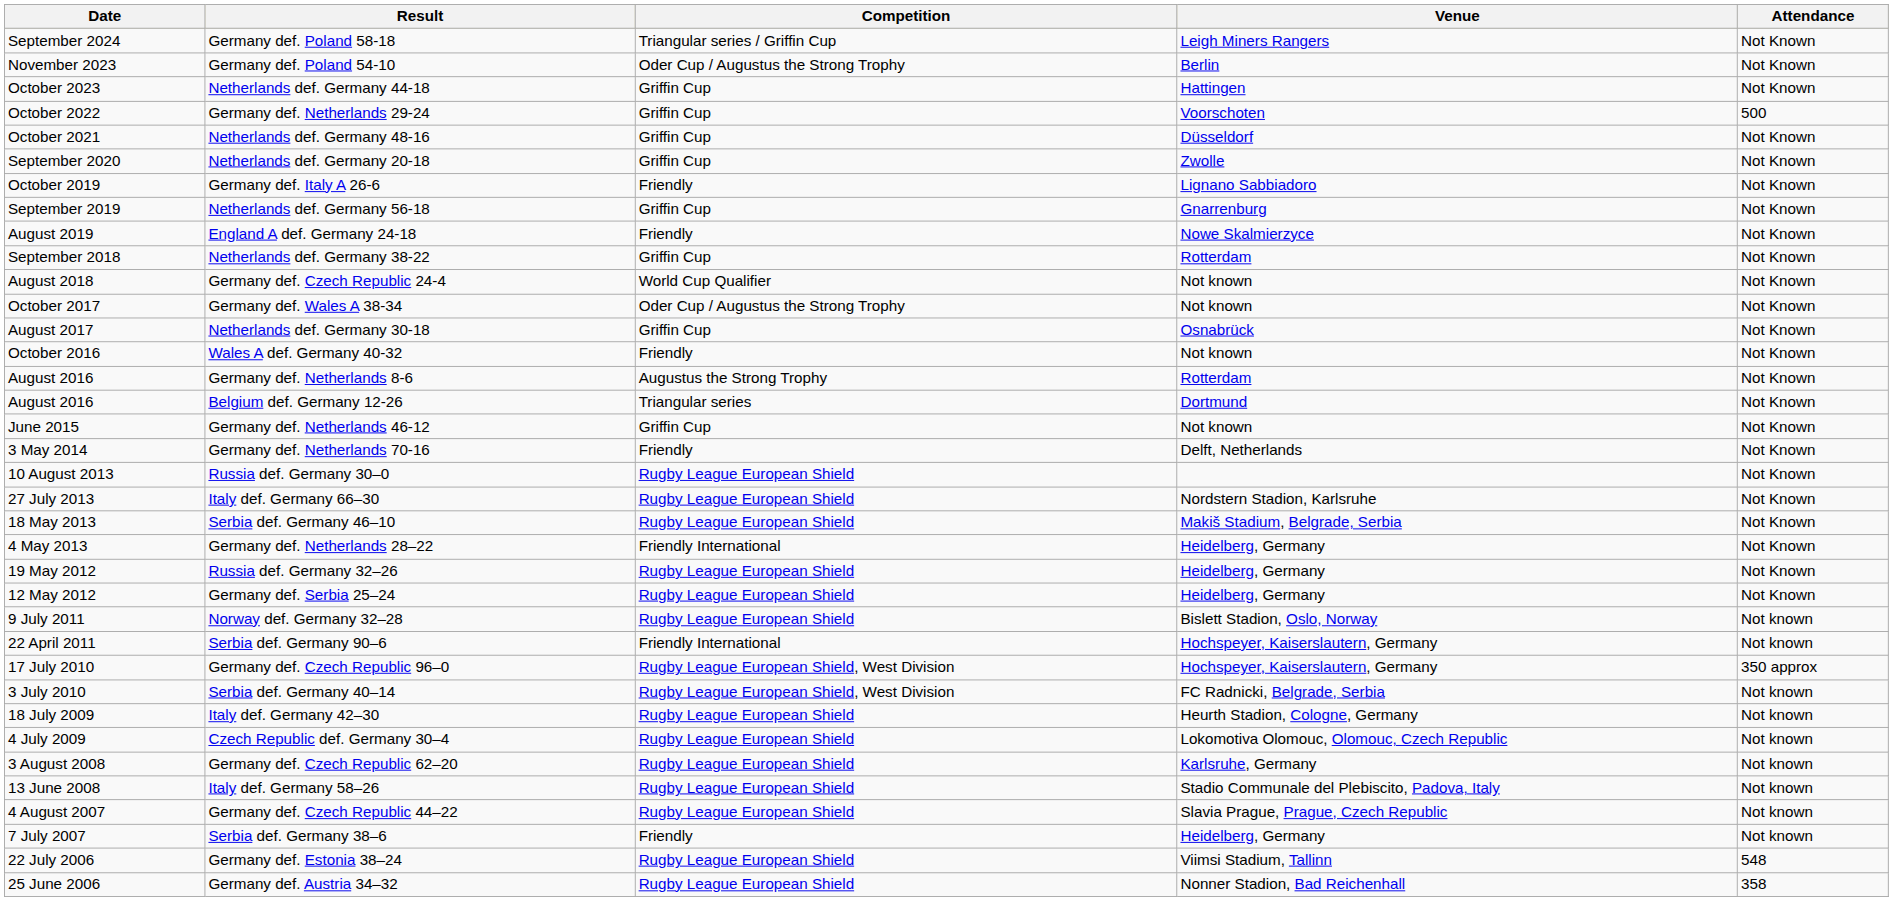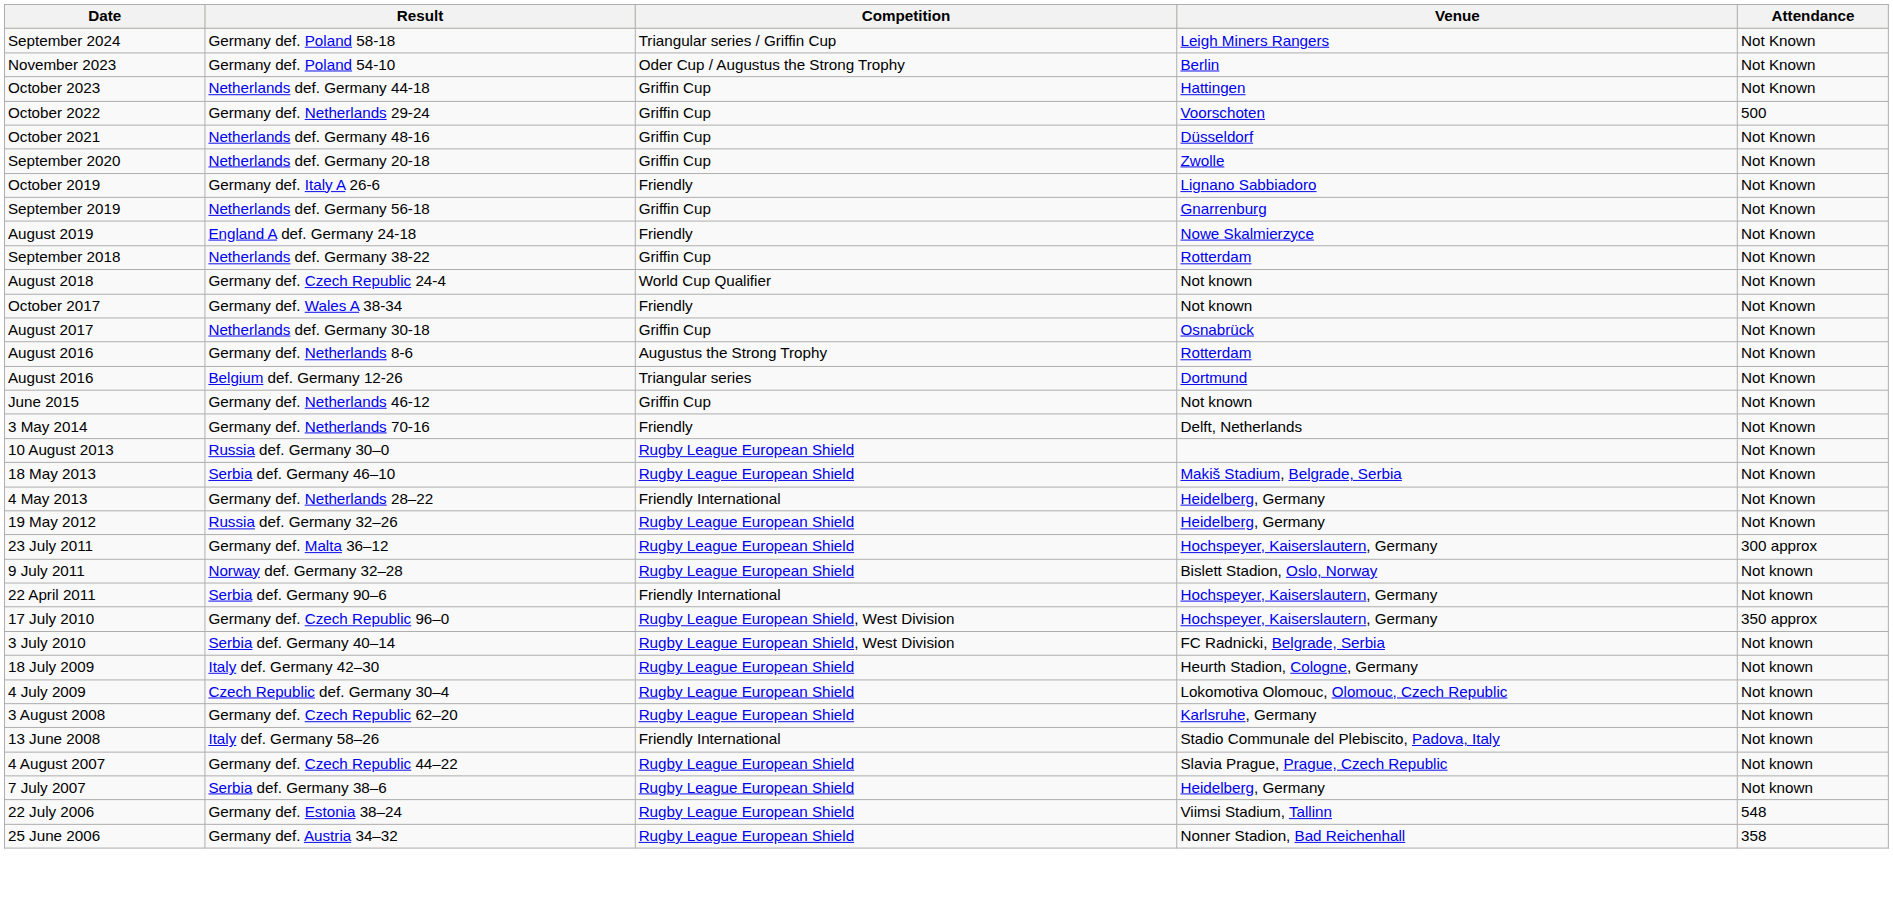(772, 305) Oder Cup / Augustus the Strong Trophy -> (666, 305) Friendly
- row: (305, 354)
- row: (294, 498)
- row: (302, 595)
+ row: (298, 546)
(746, 787) Rugby League European Shield -> (710, 739) Friendly International
(666, 836) Friendly -> (746, 787) Rugby League European Shield
